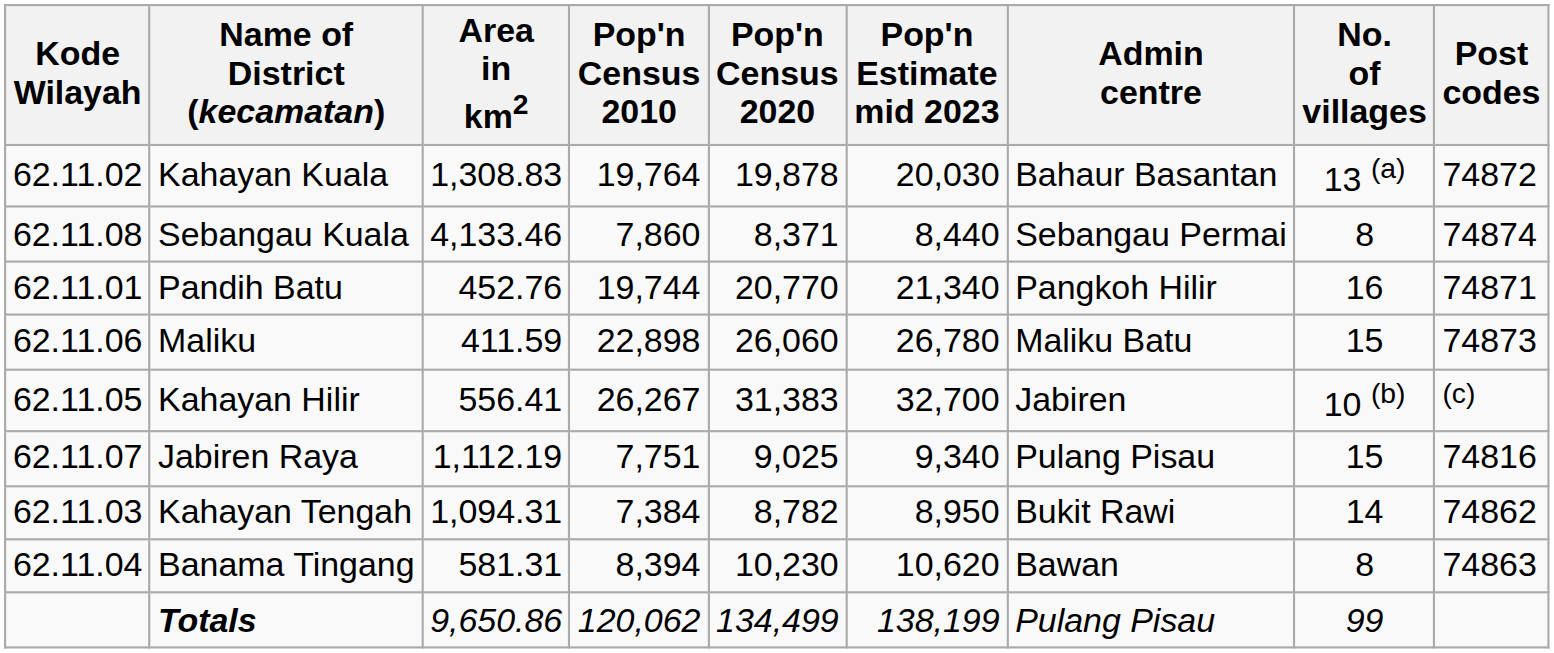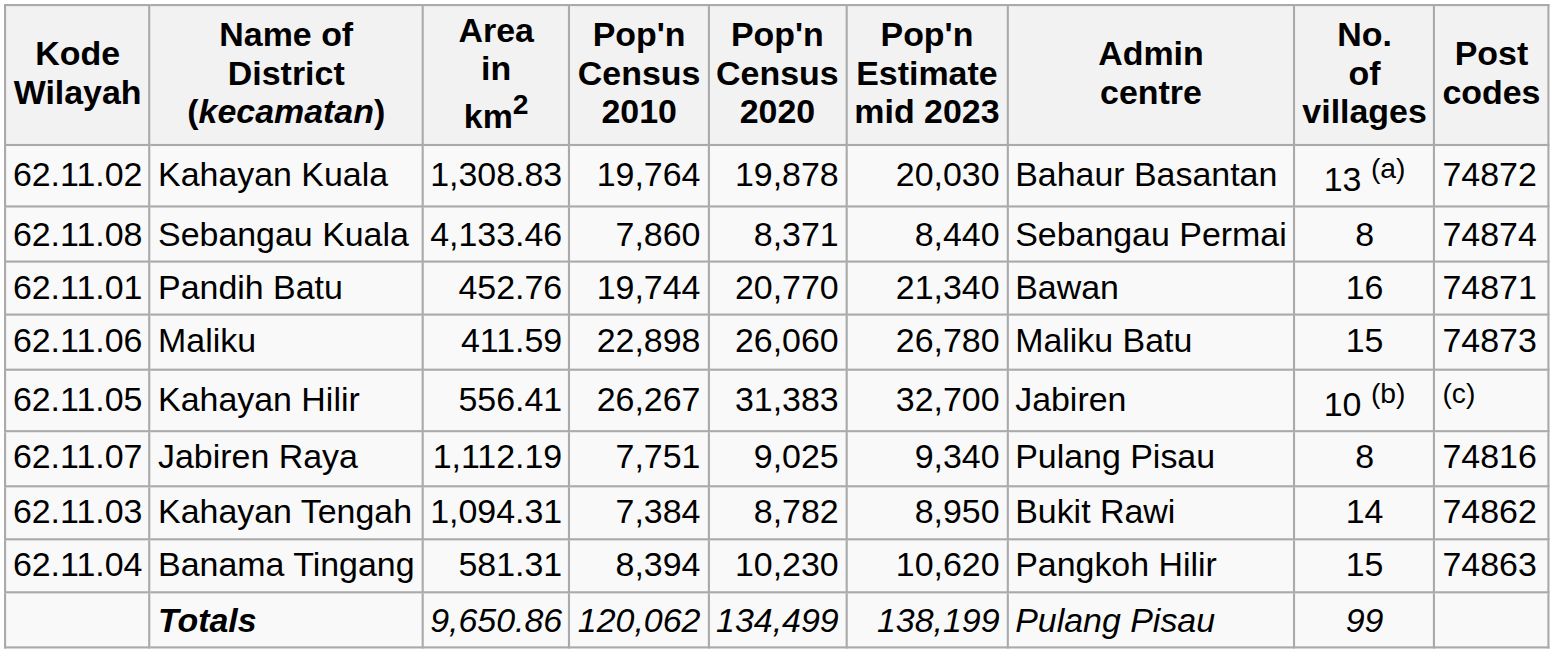(1116, 287) Pangkoh Hilir -> (1067, 287) Bawan
(1365, 458) 15 -> (1365, 458) 8
(1067, 565) Bawan -> (1116, 565) Pangkoh Hilir
(1365, 565) 8 -> (1365, 565) 15
